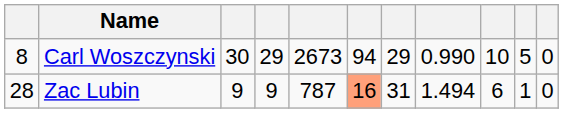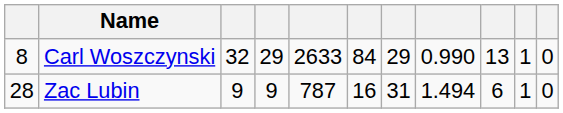(237, 56) 30 -> (237, 56) 32
(318, 56) 2673 -> (318, 56) 2633
(364, 56) 94 -> (364, 56) 84
(497, 56) 10 -> (497, 56) 13
(525, 56) 5 -> (525, 56) 1
(364, 90) lightsalmon background -> (364, 90) no background
